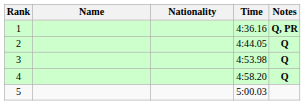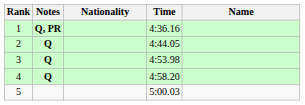columns swapped: (92, 12) <-> (285, 12)
